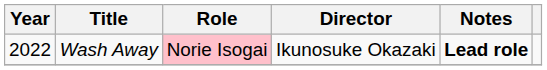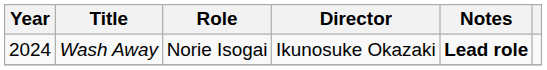(30, 49) 2022 -> (30, 49) 2024
(217, 49) pink background -> (217, 49) no background
